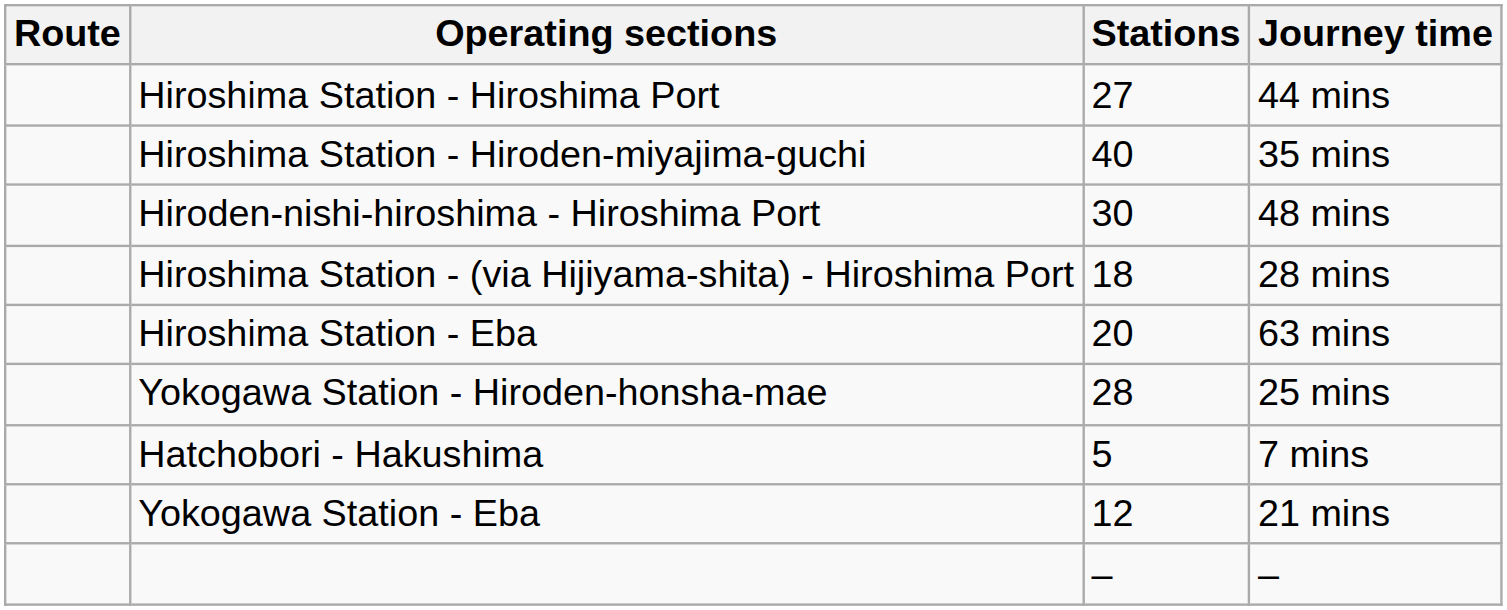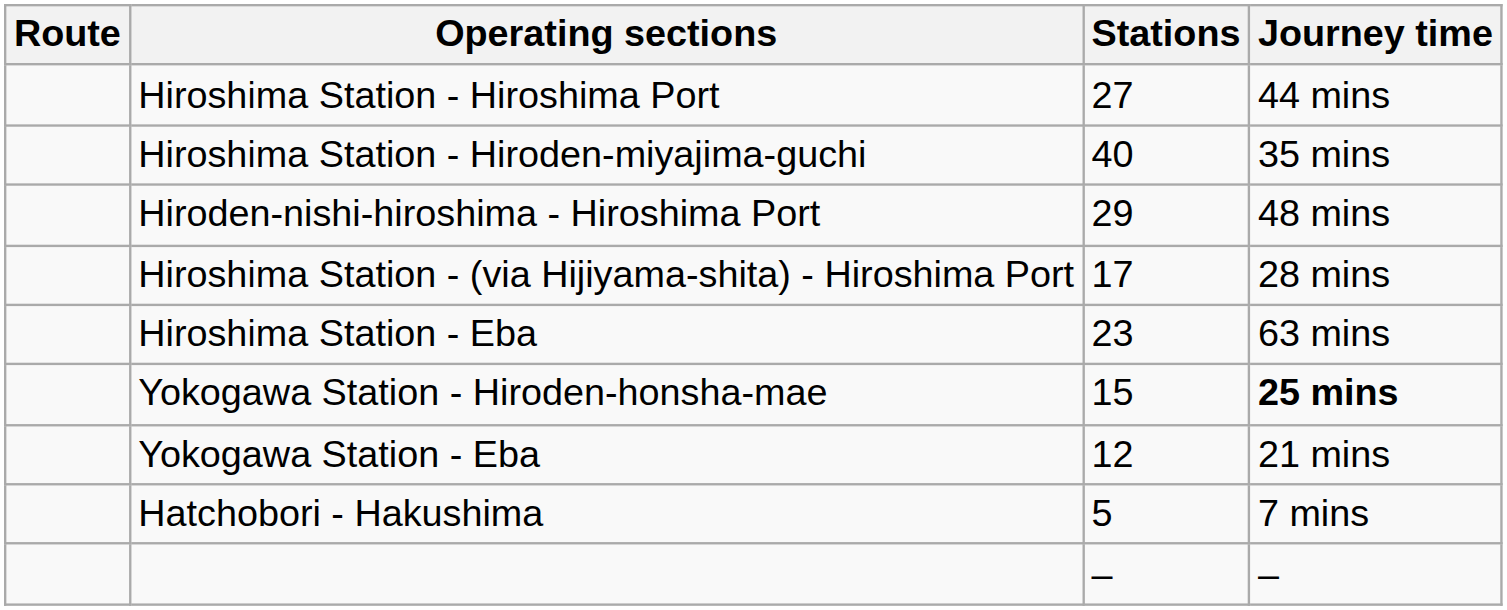(1113, 214) 30 -> (1113, 214) 29
(1113, 273) 18 -> (1113, 273) 17
(1113, 333) 20 -> (1113, 333) 23
(1113, 393) 28 -> (1113, 393) 15
(1324, 393) normal -> (1328, 393) bold
rows swapped: (339, 513) <-> (341, 453)
